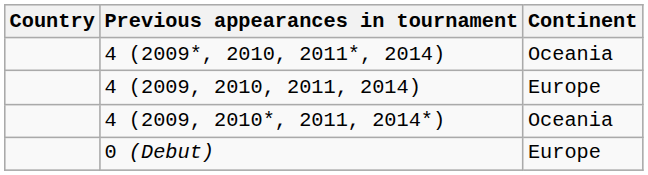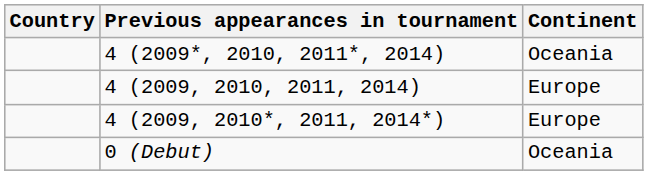(570, 120) Oceania -> (564, 120) Europe
(564, 154) Europe -> (570, 154) Oceania
